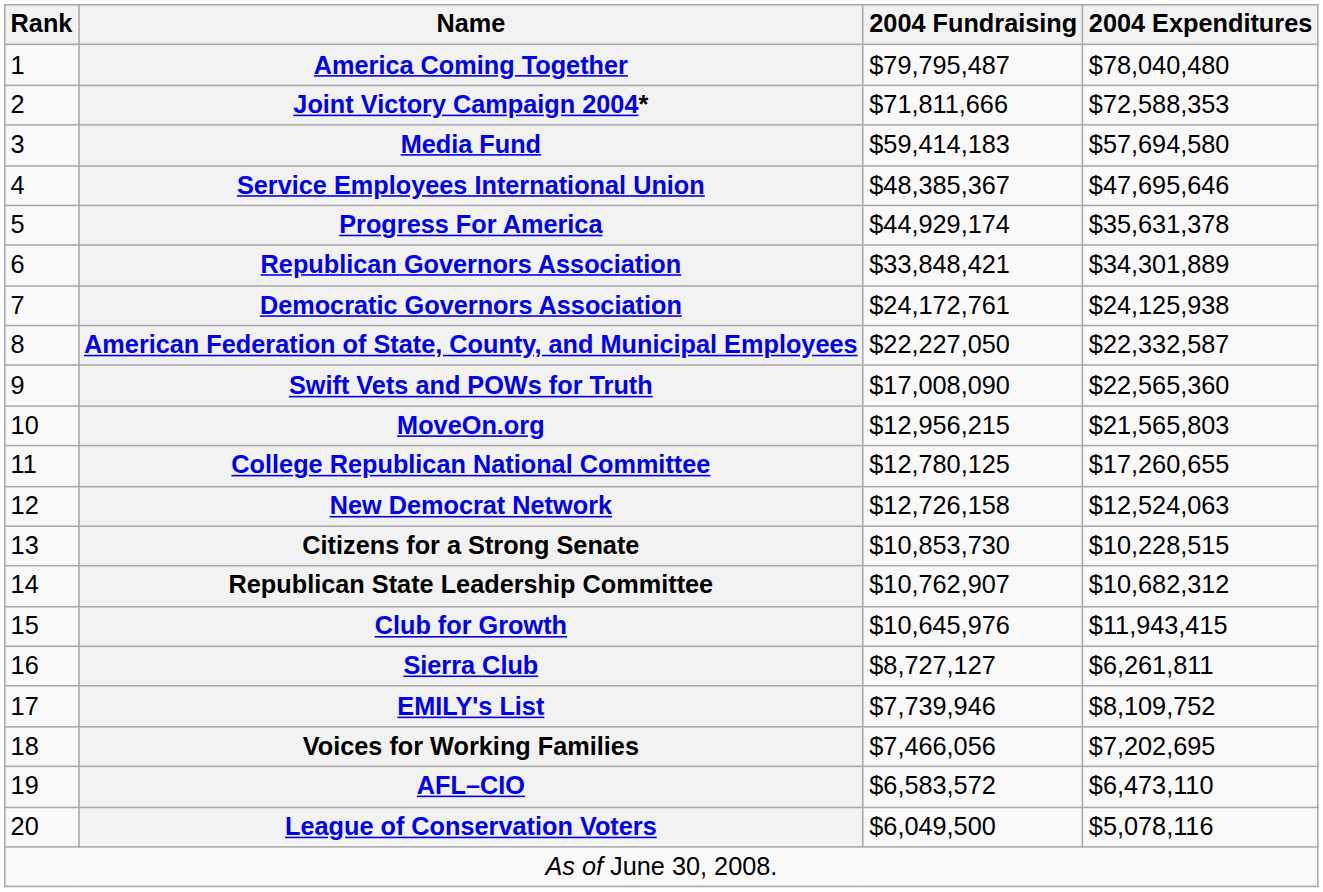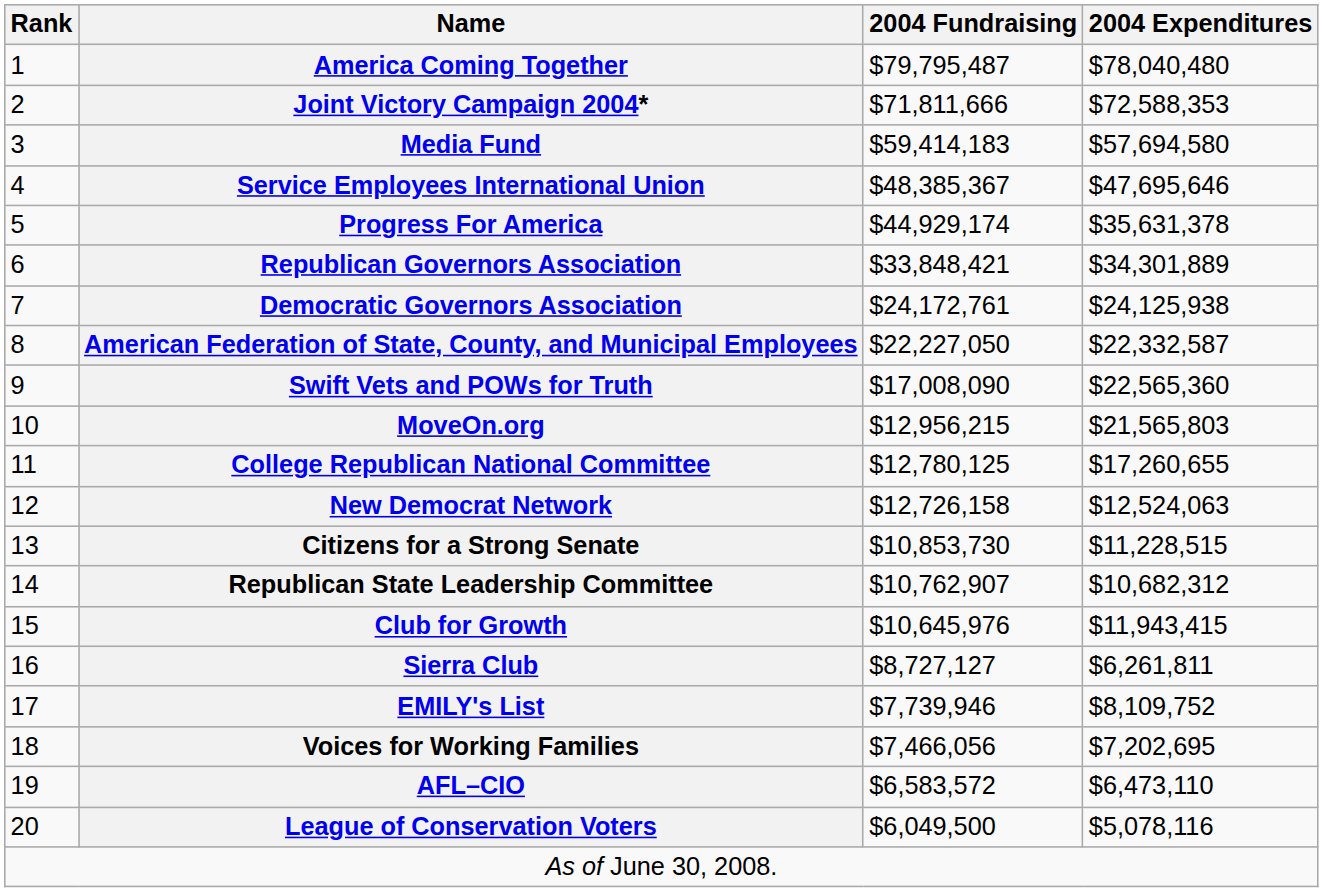(1159, 545) $10,228,515 -> (1158, 545) $11,228,515
